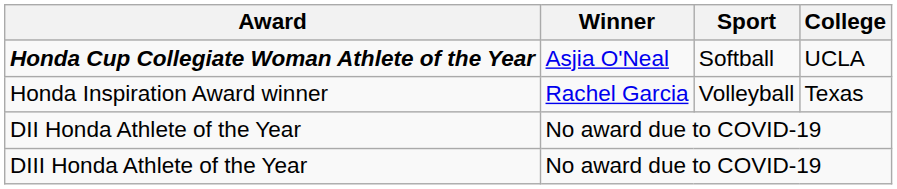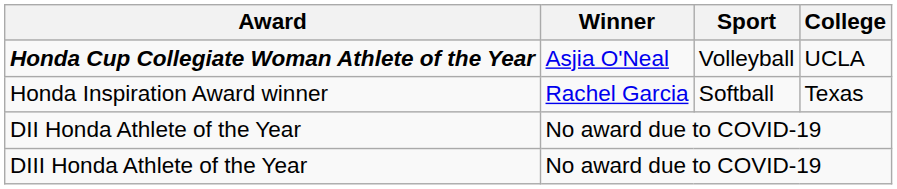(736, 58) Softball -> (747, 58) Volleyball
(747, 93) Volleyball -> (736, 93) Softball
